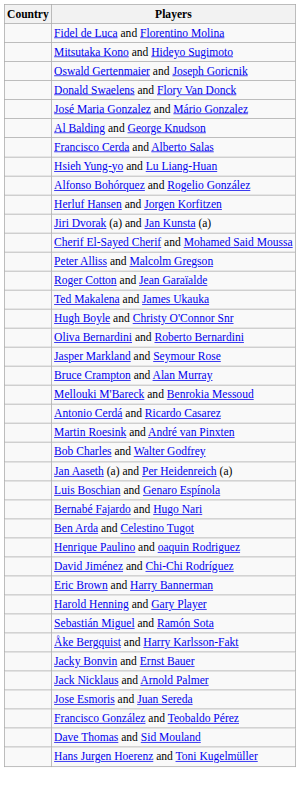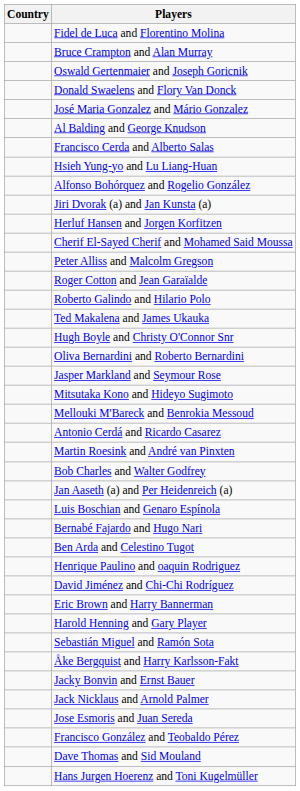rows swapped: (133, 376) <-> (144, 52)
rows swapped: (133, 223) <-> (138, 204)
+ row: (132, 299)
